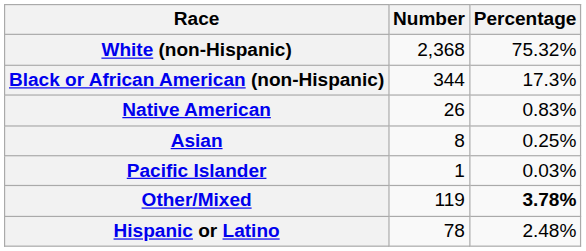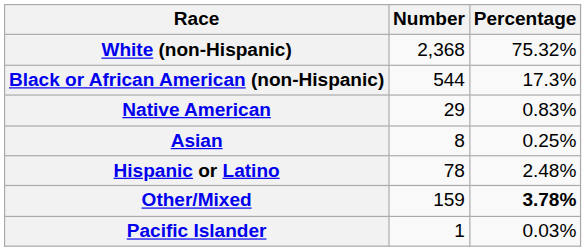(449, 79) 344 -> (449, 79) 544
(454, 110) 26 -> (454, 110) 29
rows swapped: (197, 170) <-> (197, 230)
(450, 200) 119 -> (449, 200) 159
